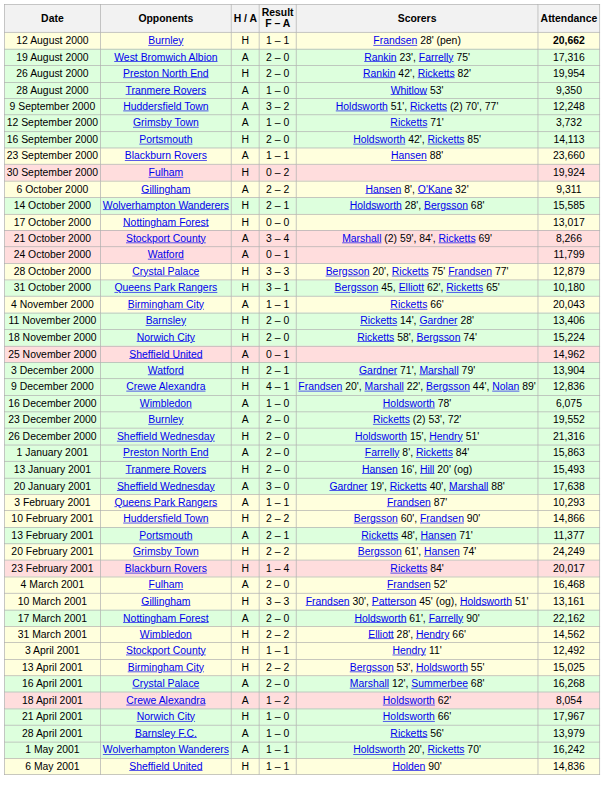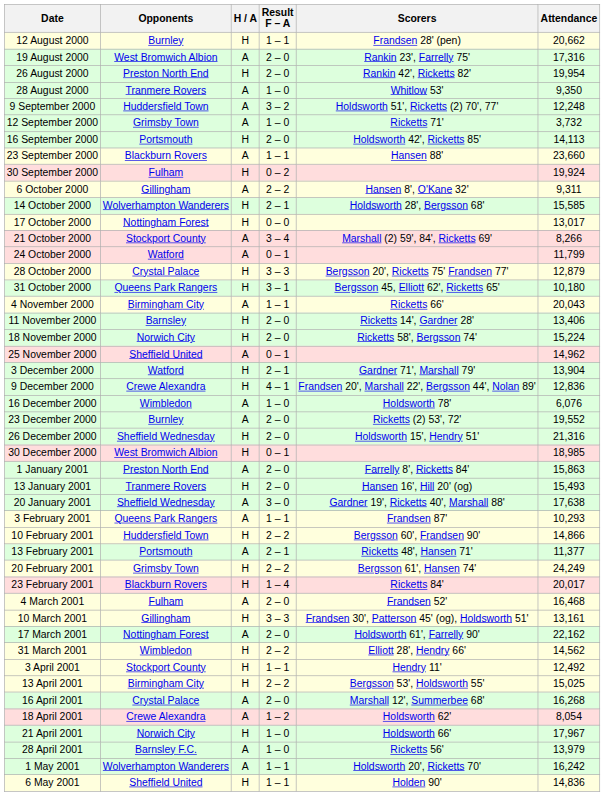(569, 40) bold -> (569, 40) normal
(569, 403) 6,075 -> (569, 403) 6,076
+ row: (52, 453)
